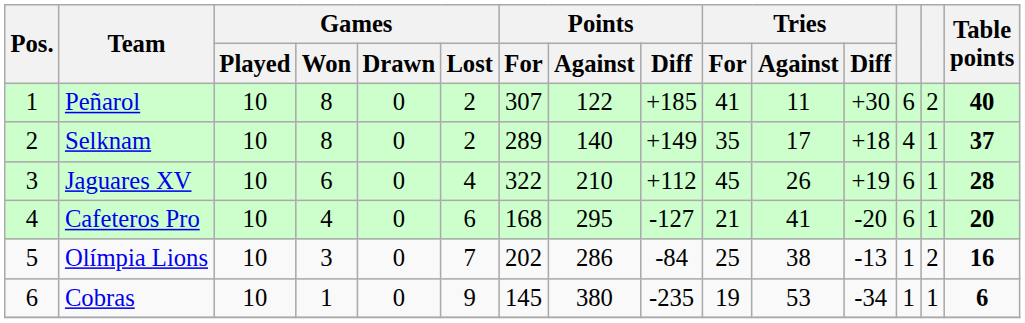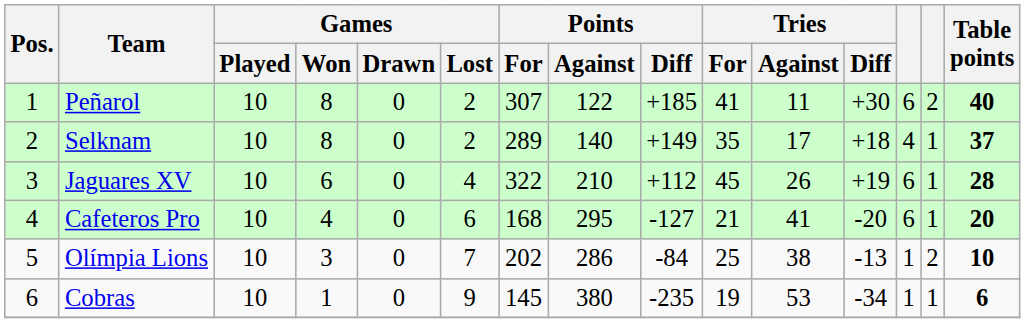(982, 258) 16 -> (982, 258) 10
